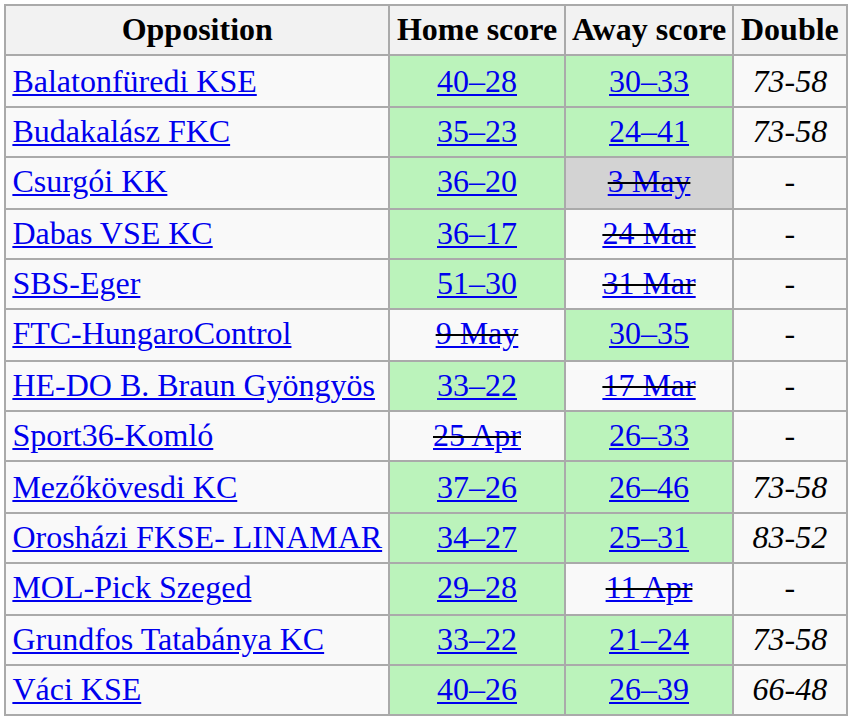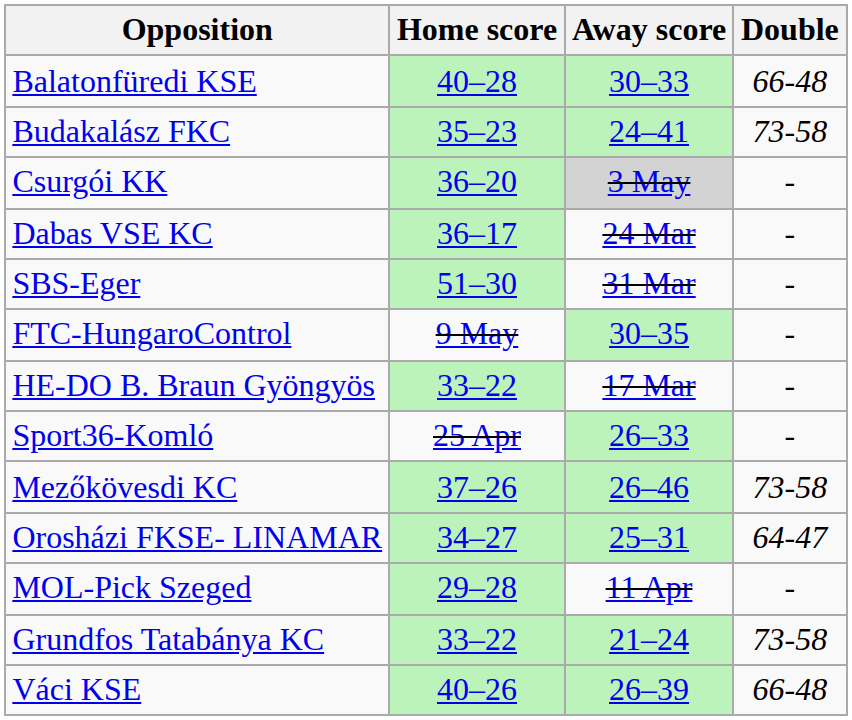(790, 80) 73-58 -> (790, 80) 66-48
(790, 537) 83-52 -> (790, 537) 64-47
